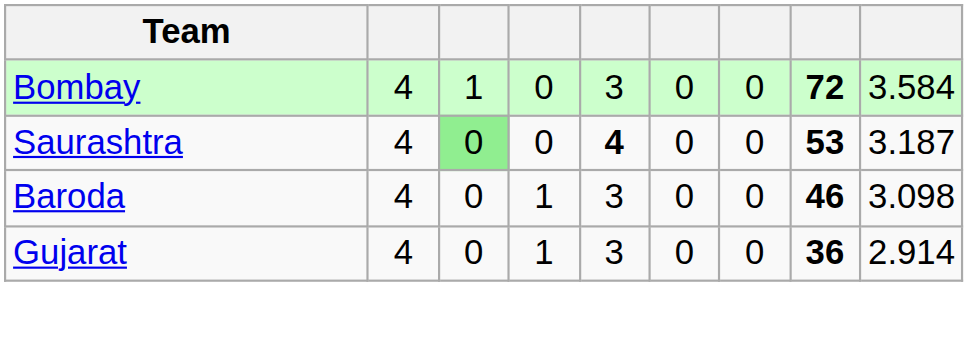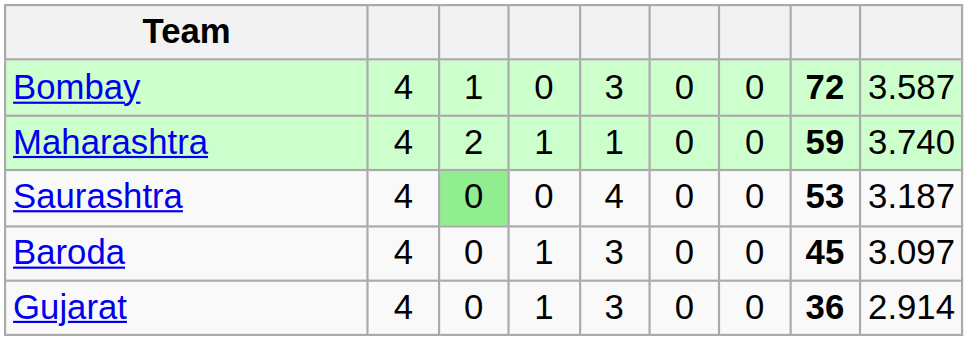(912, 87) 3.584 -> (912, 87) 3.587
+ row: (111, 142)
(614, 142) bold -> (614, 197) normal
(825, 197) 46 -> (825, 252) 45
(912, 197) 3.098 -> (912, 252) 3.097
